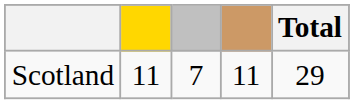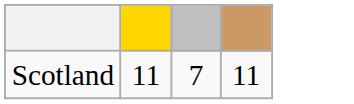- column: (310, 27)
